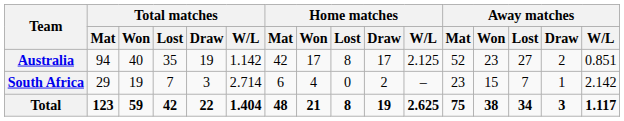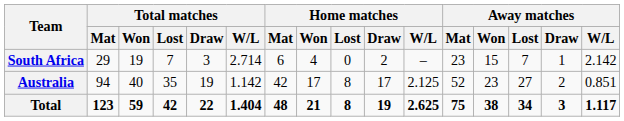rows swapped: (46, 60) <-> (46, 82)
